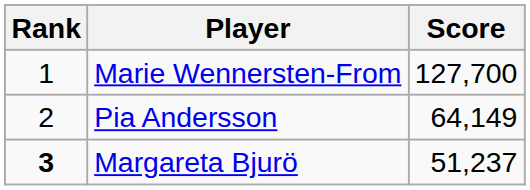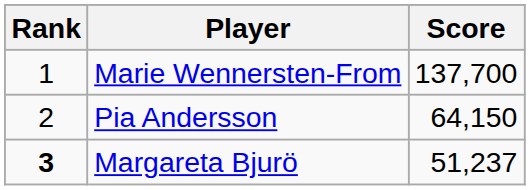(466, 73) 127,700 -> (466, 73) 137,700
(474, 118) 64,149 -> (474, 118) 64,150
